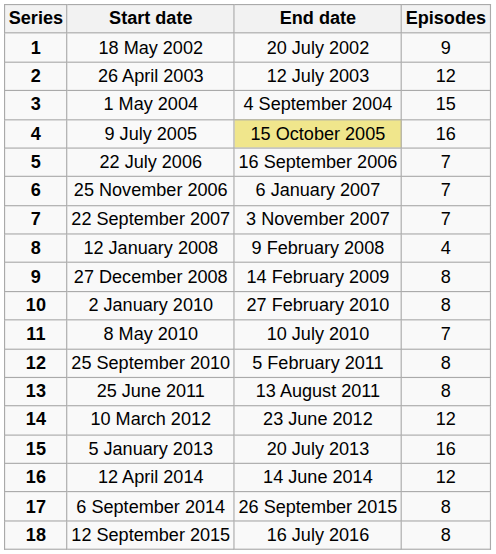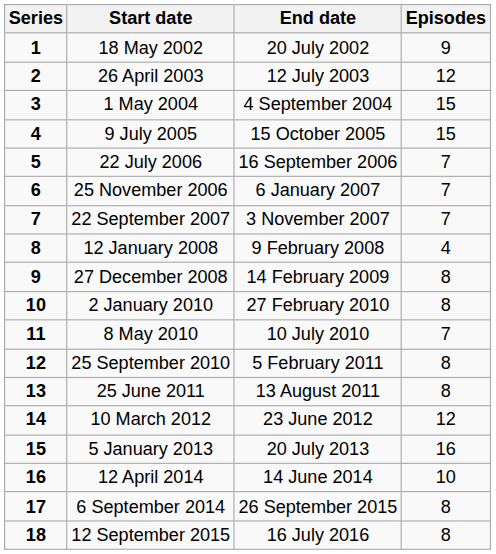(318, 133) khaki background -> (318, 133) no background
(446, 133) 16 -> (446, 133) 15
(446, 477) 12 -> (446, 477) 10
